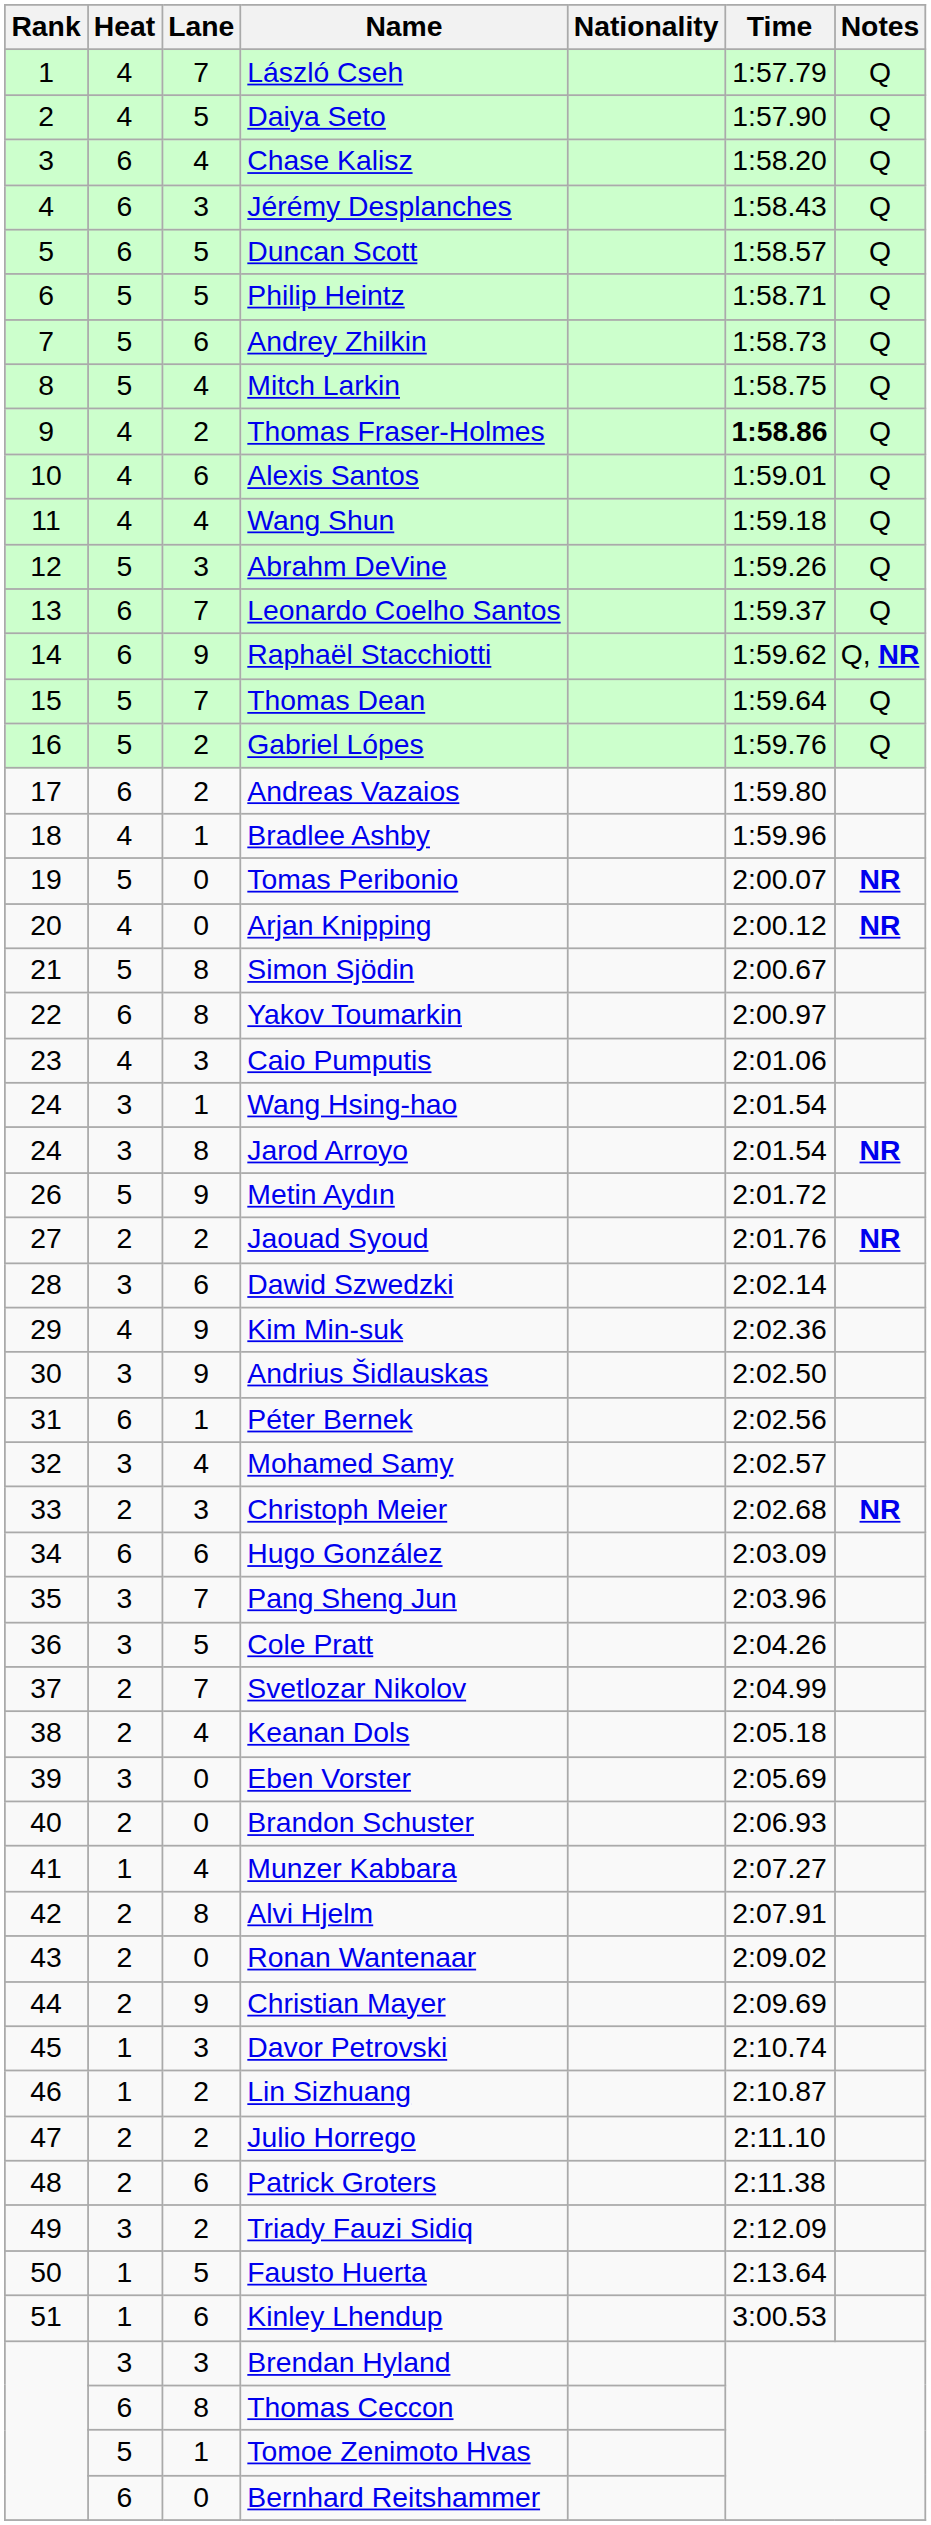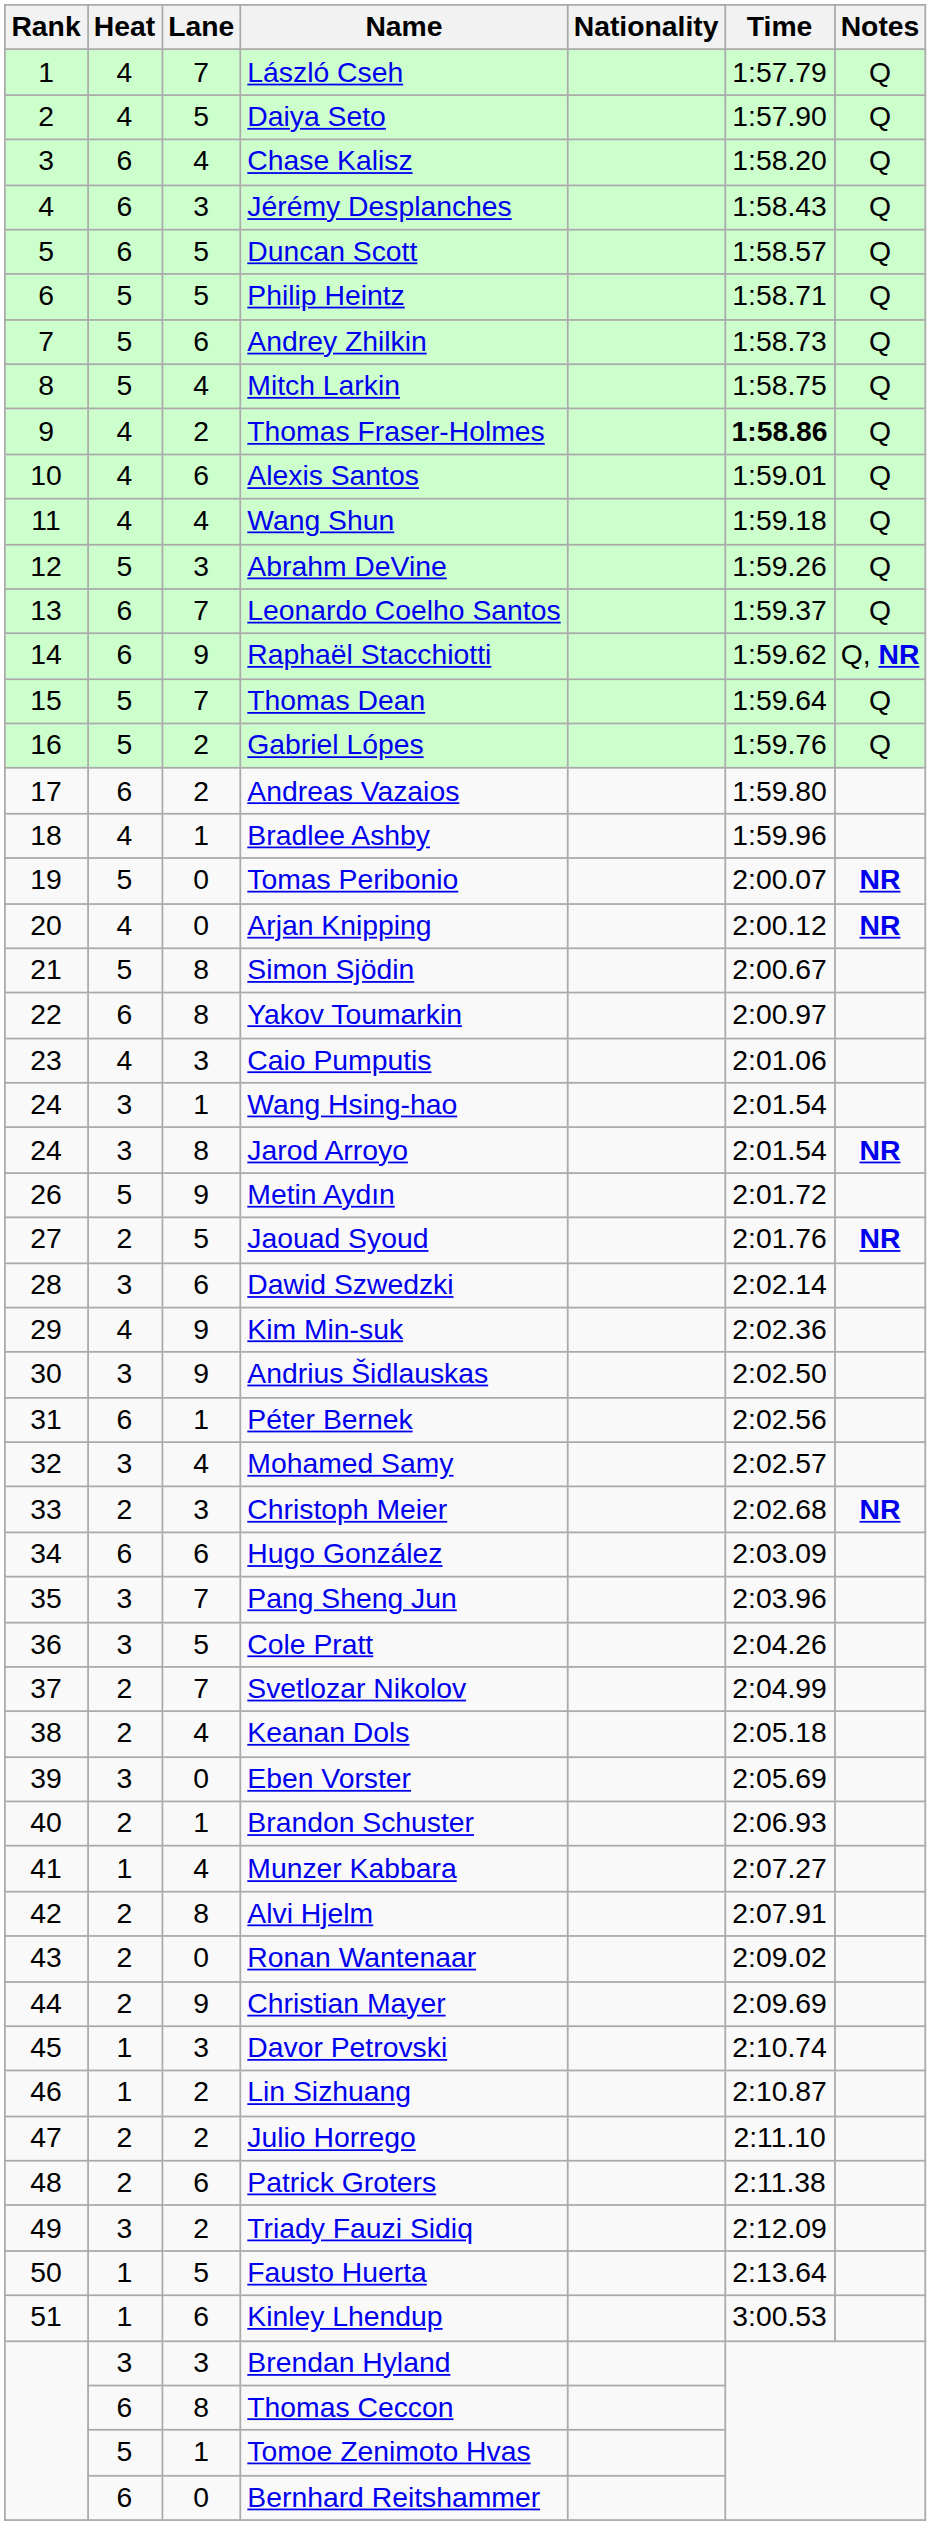(201, 1239) 2 -> (201, 1239) 5
(201, 1823) 0 -> (201, 1823) 1
